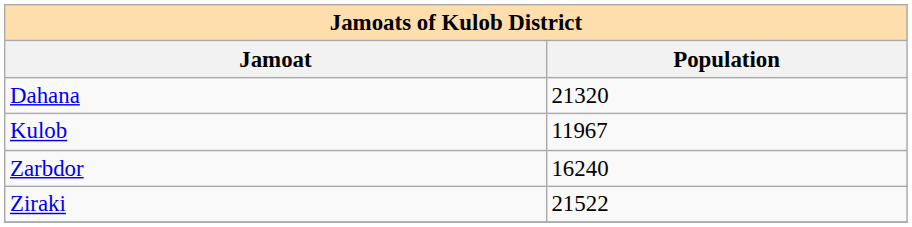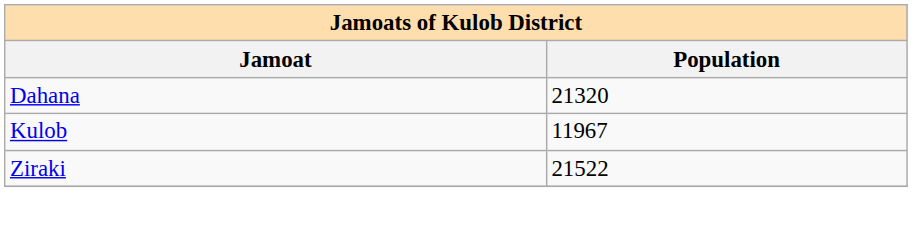- row: (47, 167)
